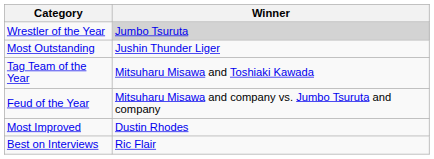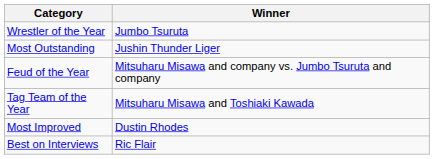(152, 31) lightgrey background -> (152, 31) no background
rows swapped: (48, 103) <-> (47, 72)
